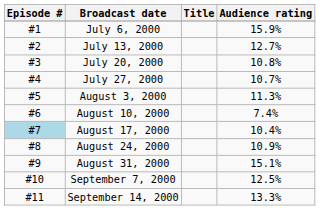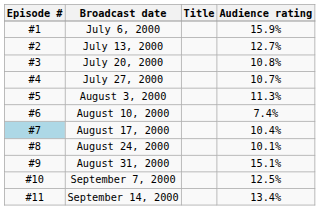(266, 147) 10.9% -> (266, 147) 10.1%
(266, 197) 13.3% -> (266, 197) 13.4%
